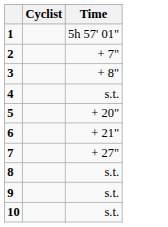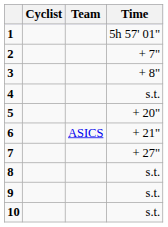+ column: (86, 14)
